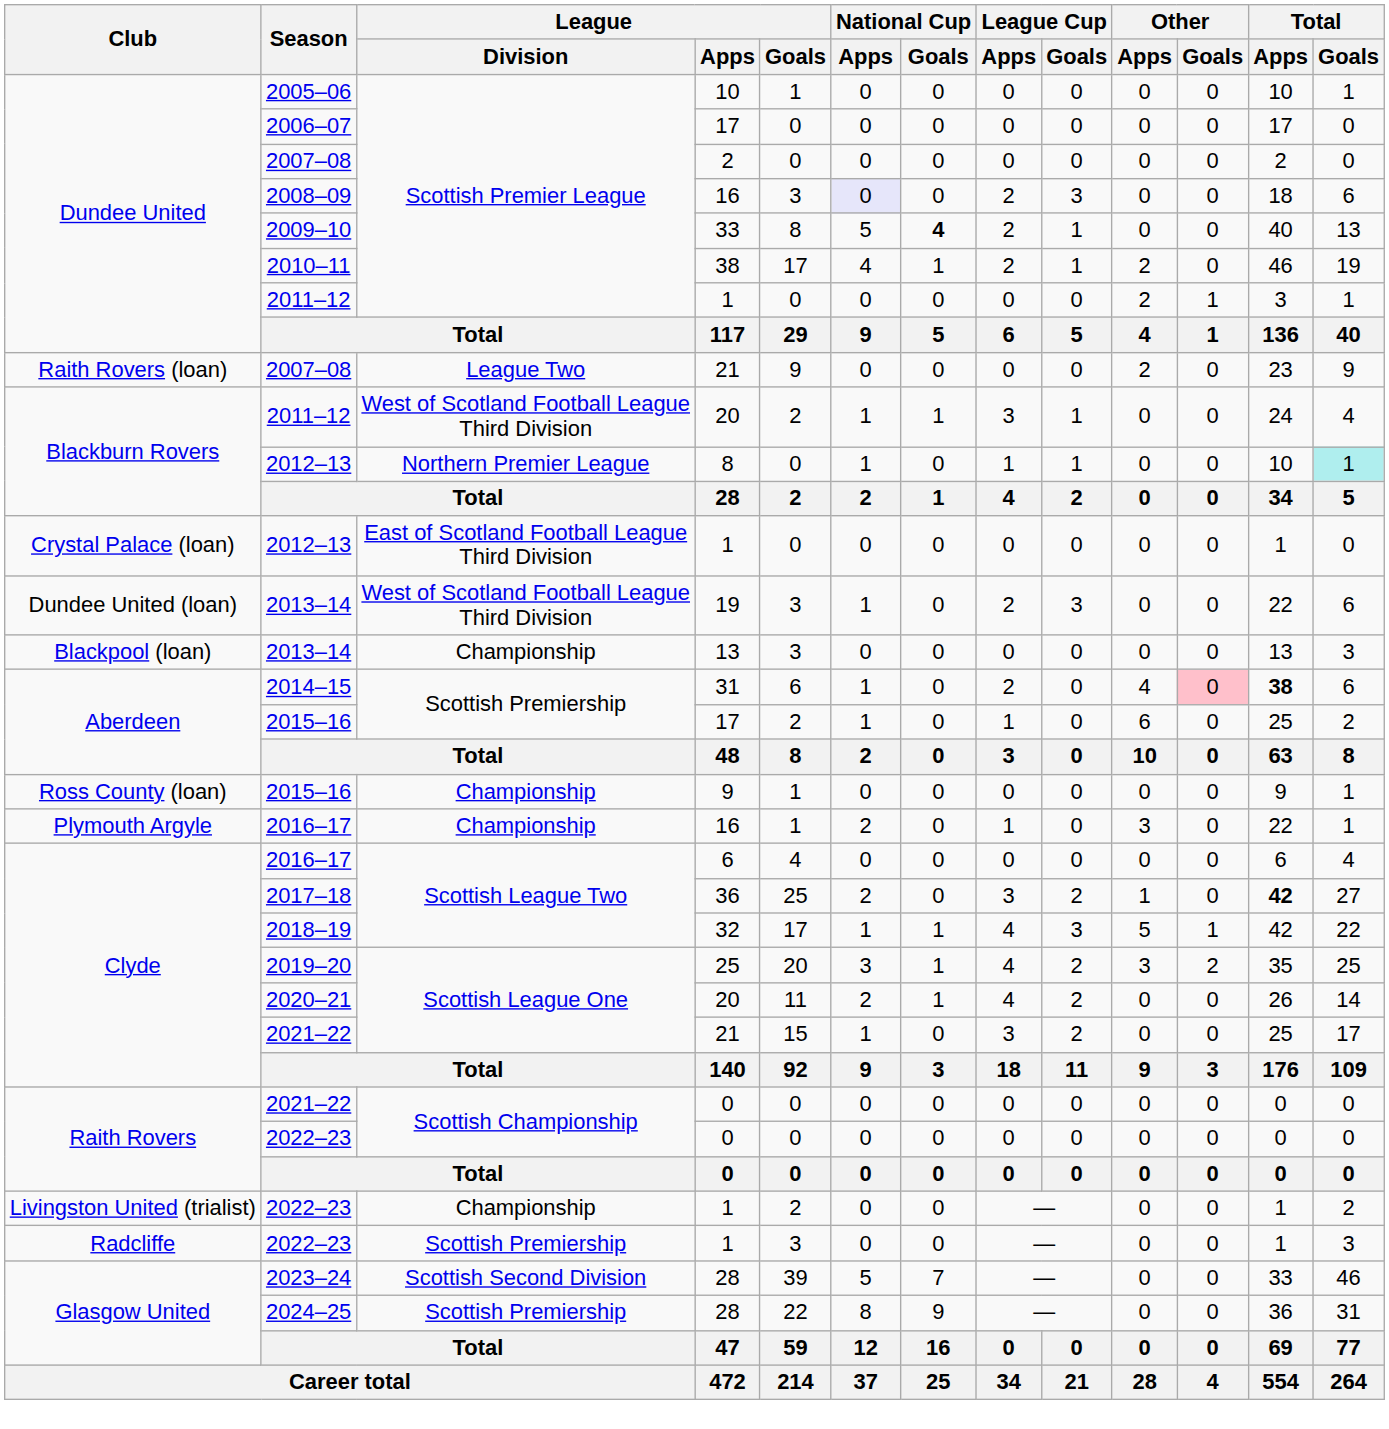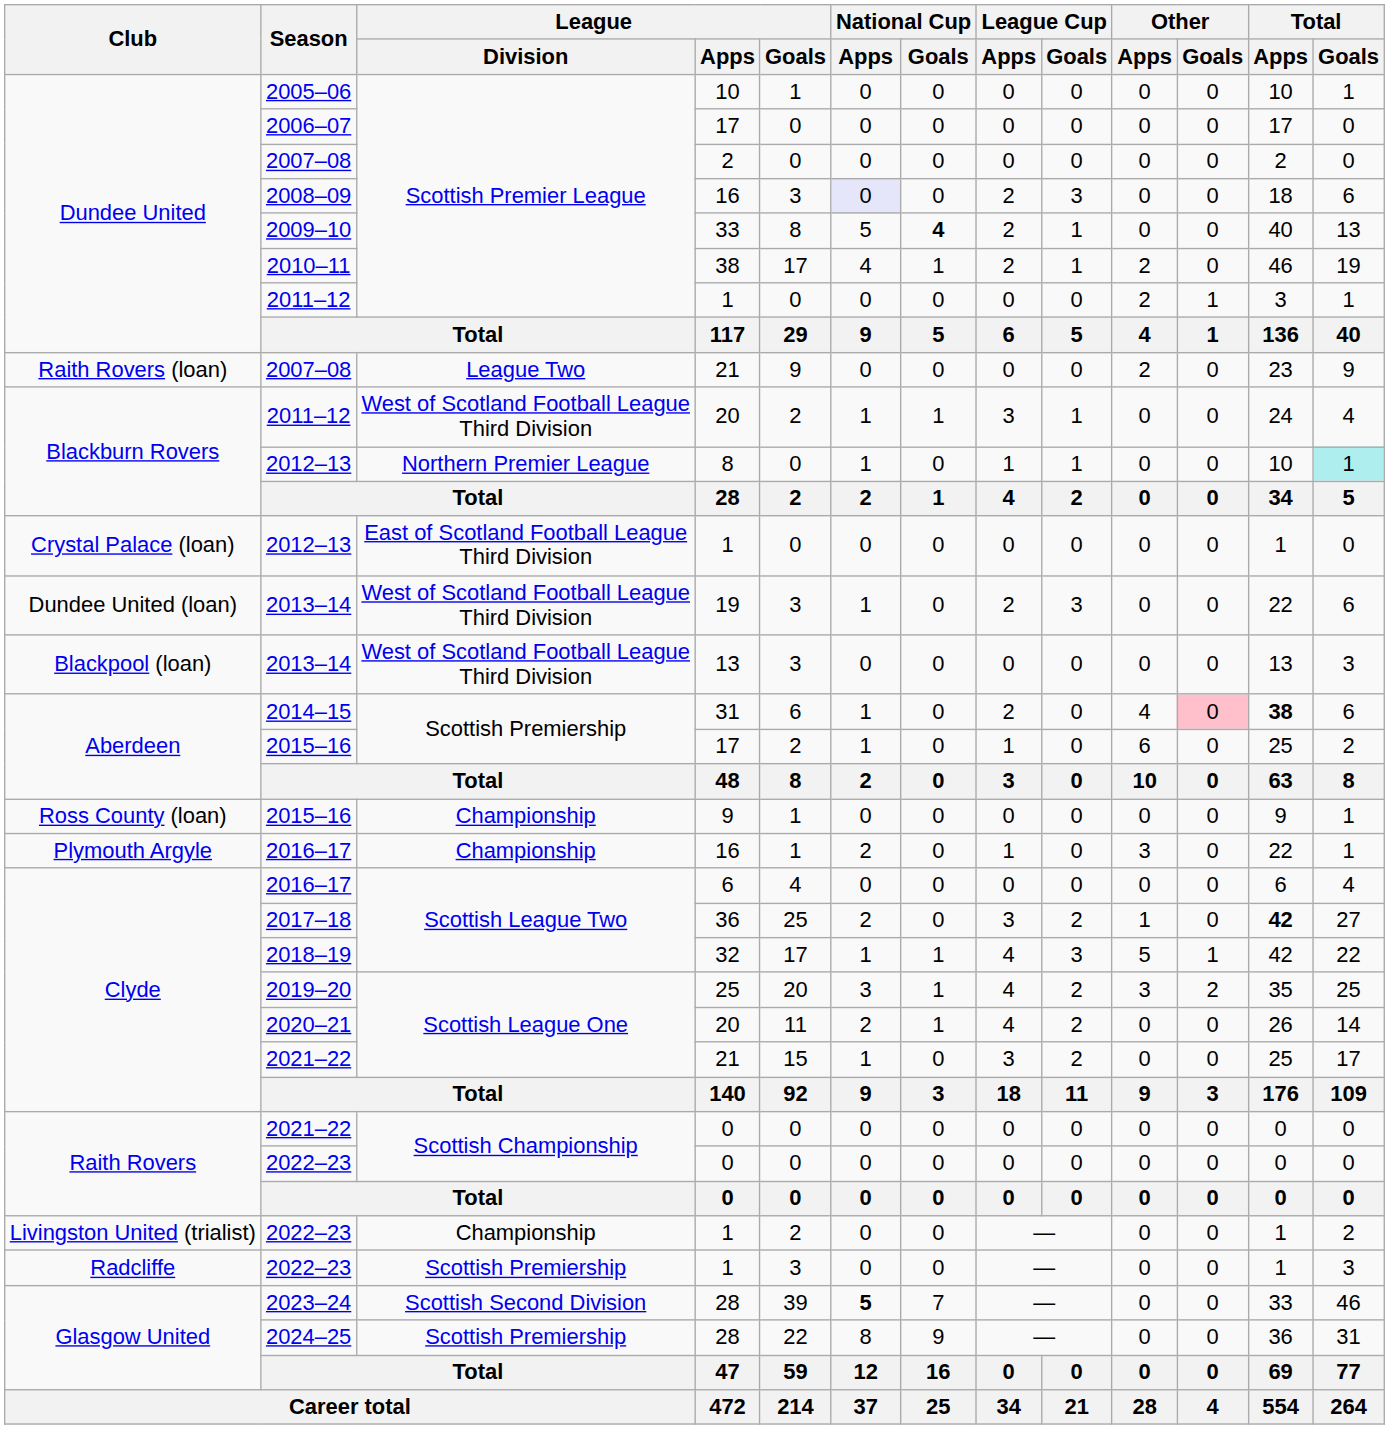(526, 652) Championship -> (526, 664) West of Scotland Football League Third Division
(866, 1277) normal -> (866, 1302) bold
